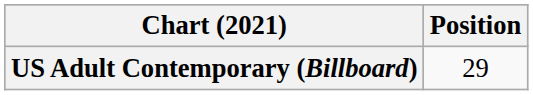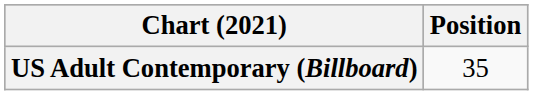(475, 67) 29 -> (475, 67) 35
